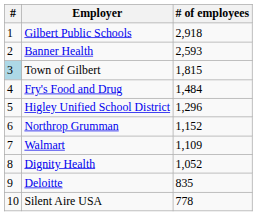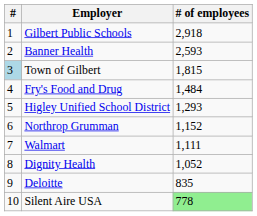(189, 107) 1,296 -> (189, 107) 1,293
(189, 145) 1,109 -> (188, 145) 1,111
(184, 201) no background -> (184, 201) lightgreen background
